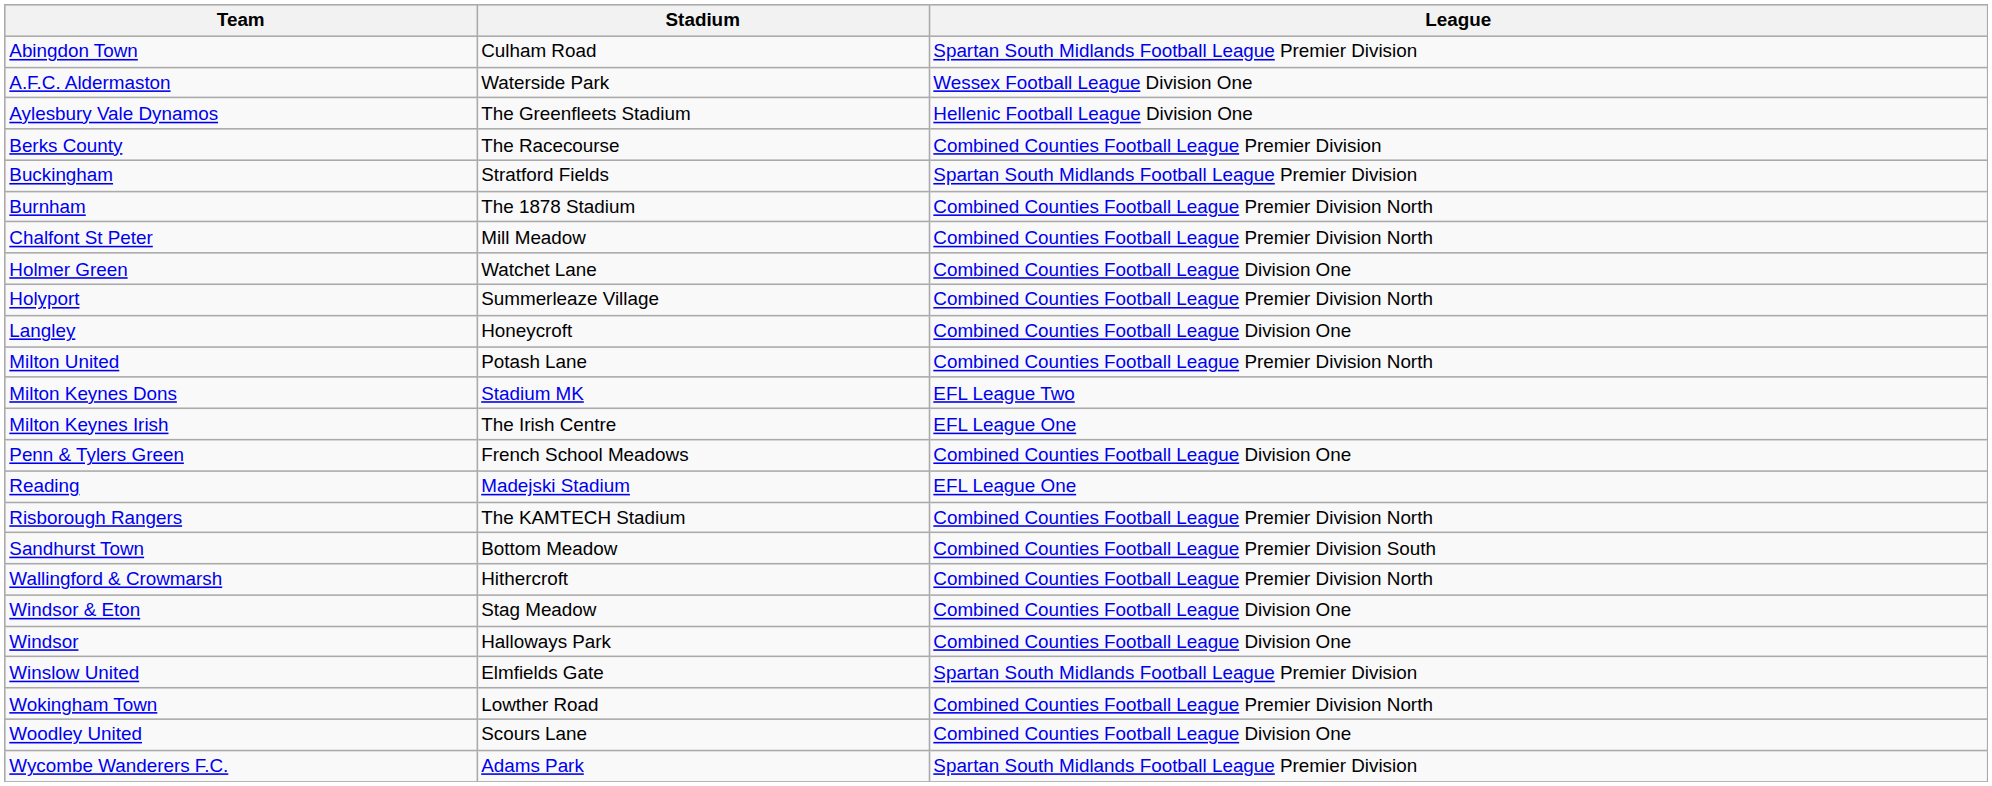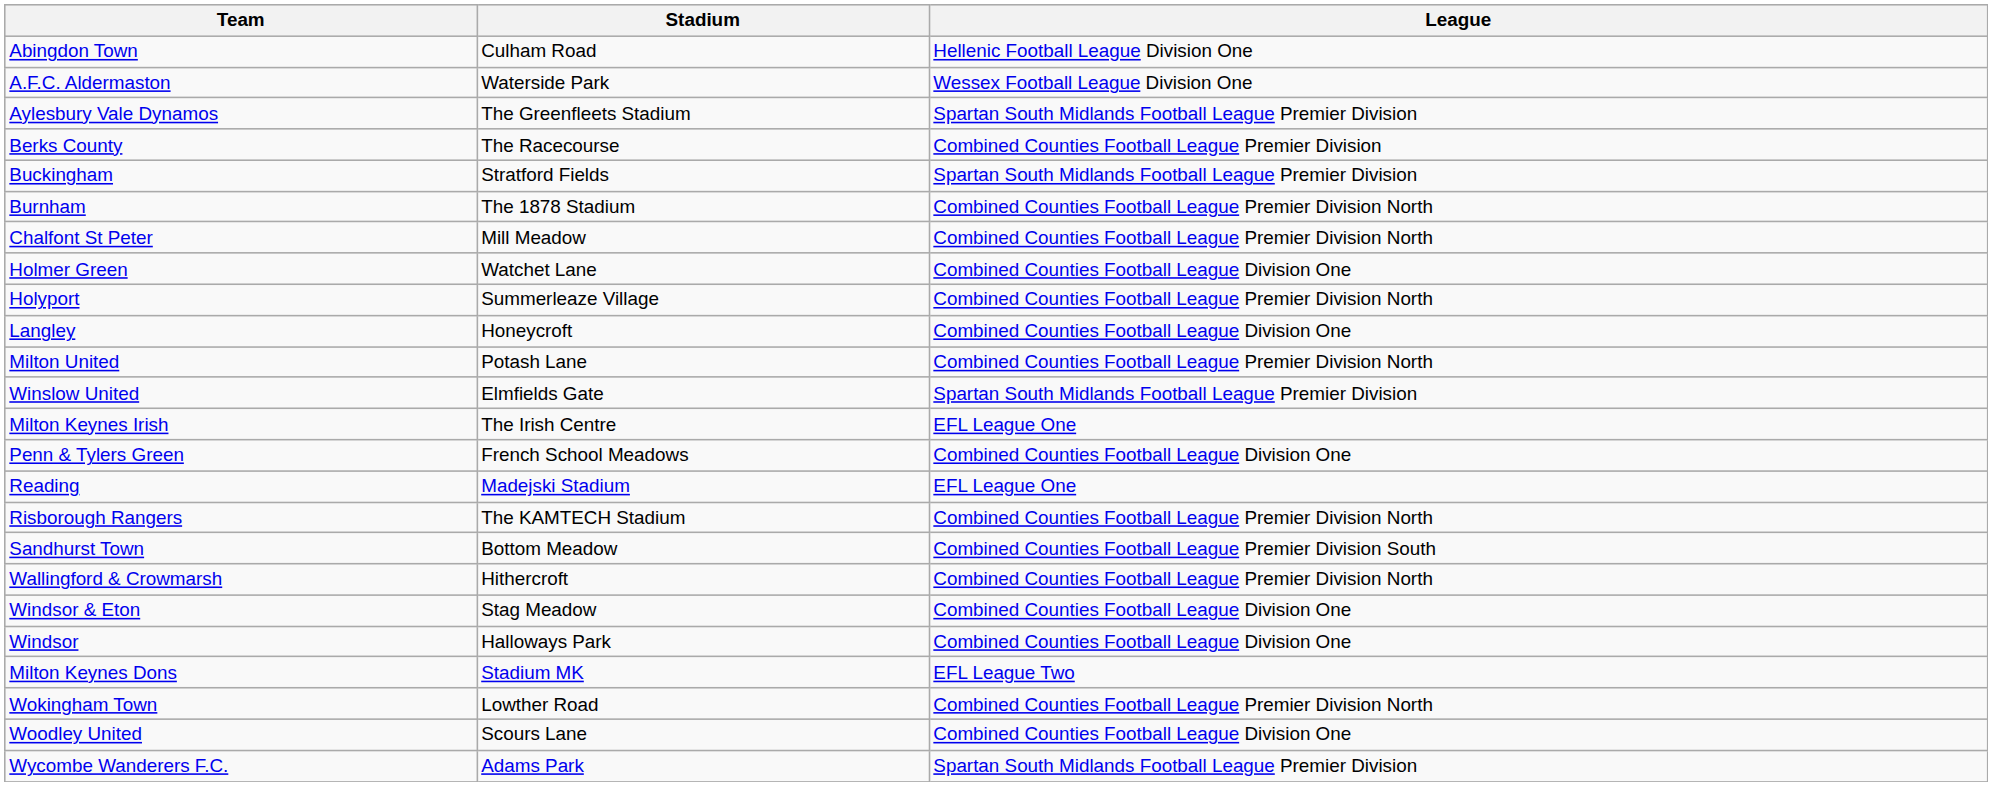(1175, 51) Spartan South Midlands Football League Premier Division -> (1093, 51) Hellenic Football League Division One
(1093, 113) Hellenic Football League Division One -> (1175, 113) Spartan South Midlands Football League Premier Division
rows swapped: (93, 393) <-> (74, 673)
